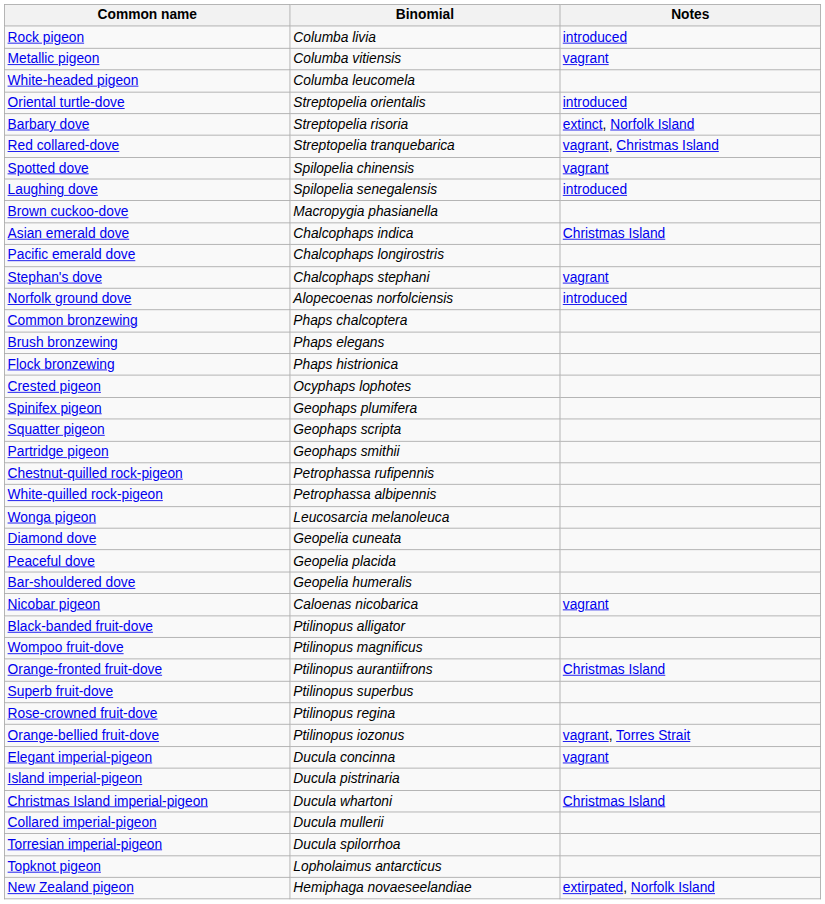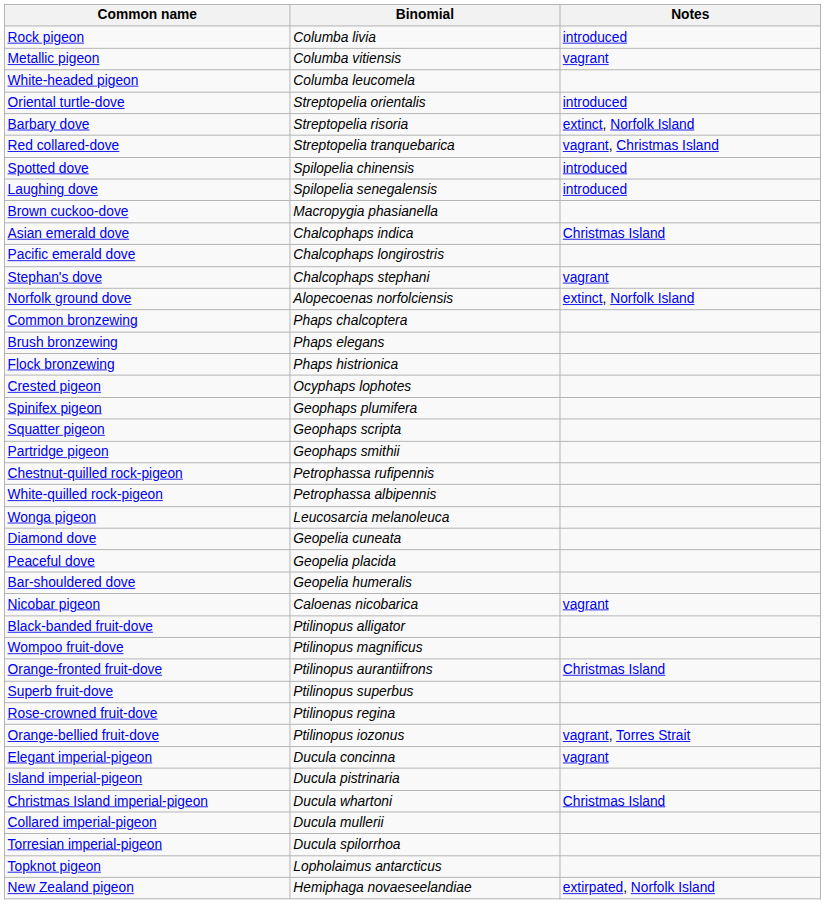(586, 168) vagrant -> (595, 168) introduced
(595, 299) introduced -> (629, 299) extinct, Norfolk Island
